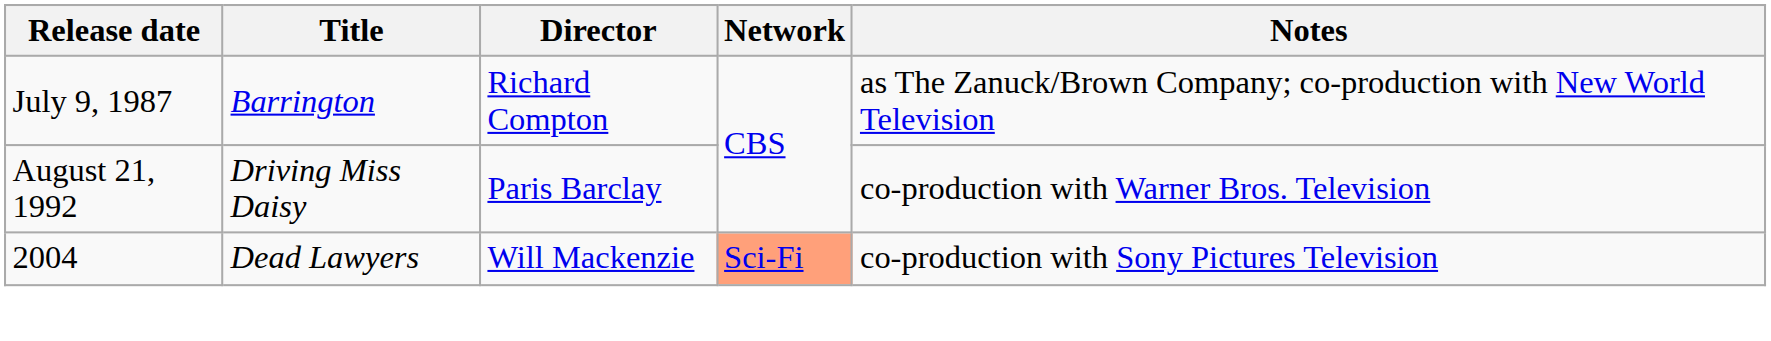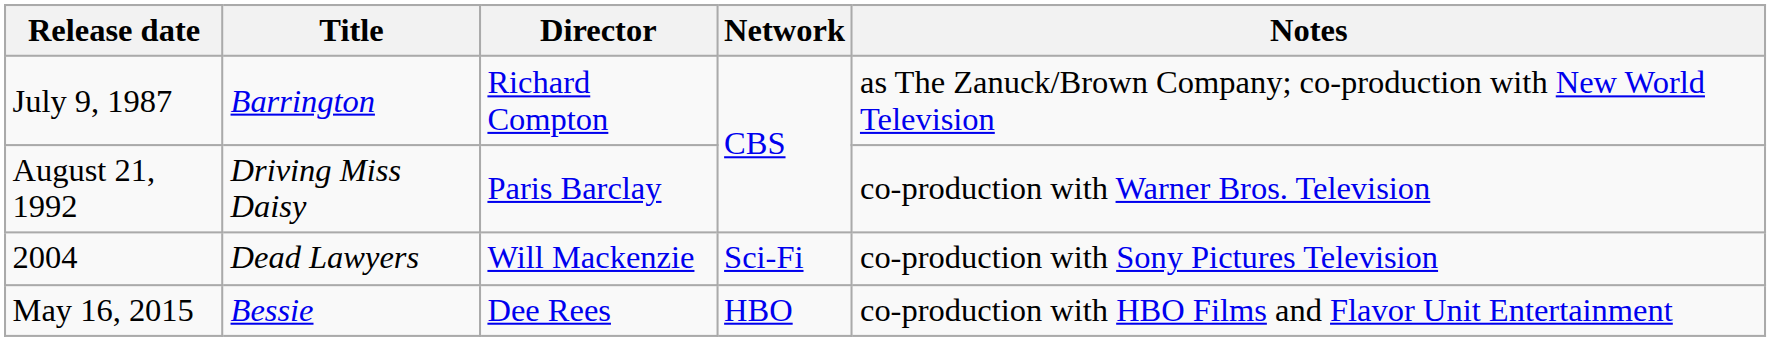(764, 257) lightsalmon background -> (764, 257) no background
+ row: (103, 309)
